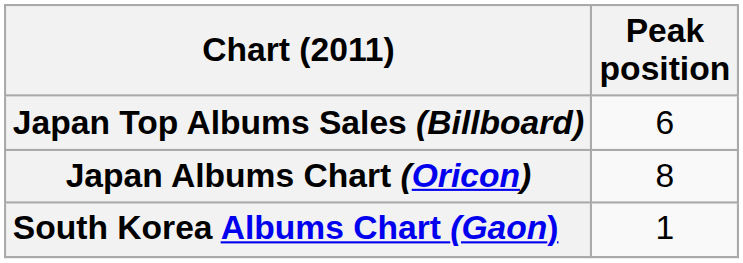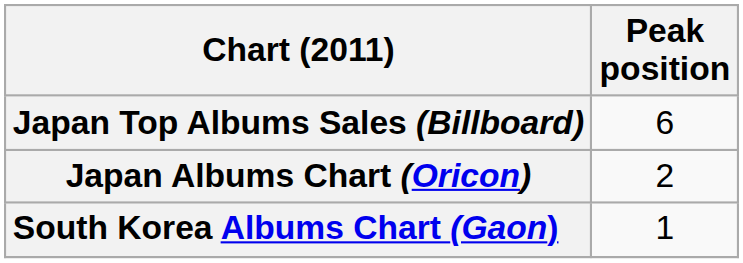(665, 175) 8 -> (665, 175) 2
